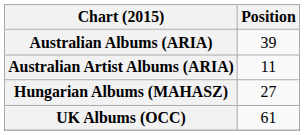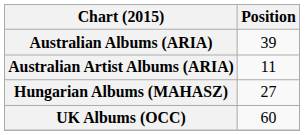(268, 117) 61 -> (268, 117) 60
